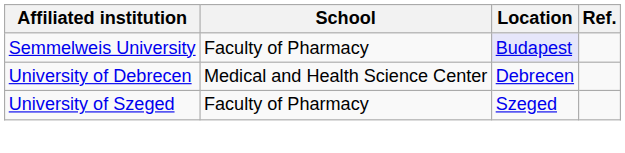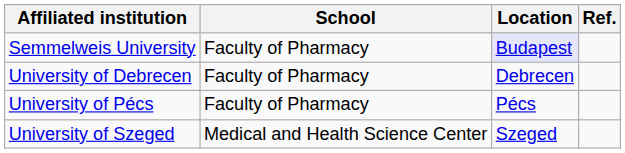(346, 76) Medical and Health Science Center -> (286, 76) Faculty of Pharmacy
+ row: (81, 104)
(286, 104) Faculty of Pharmacy -> (346, 133) Medical and Health Science Center
